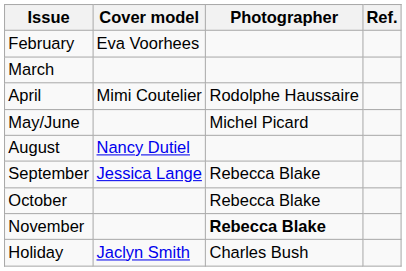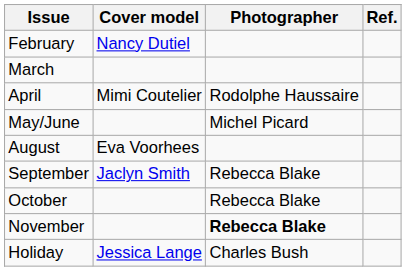(148, 43) Eva Voorhees -> (143, 43) Nancy Dutiel
(143, 148) Nancy Dutiel -> (148, 148) Eva Voorhees
(149, 174) Jessica Lange -> (143, 174) Jaclyn Smith
(143, 252) Jaclyn Smith -> (149, 252) Jessica Lange
